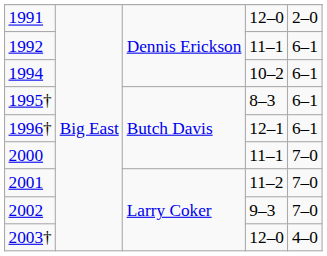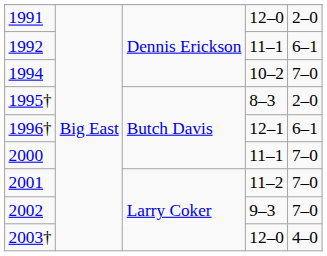(305, 73) 6–1 -> (305, 73) 7–0
(305, 100) 6–1 -> (305, 100) 2–0
